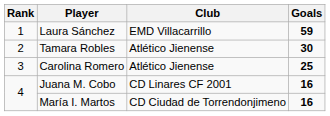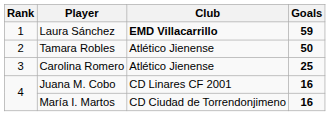(170, 31) normal -> (173, 31) bold
(307, 48) 30 -> (307, 48) 50
